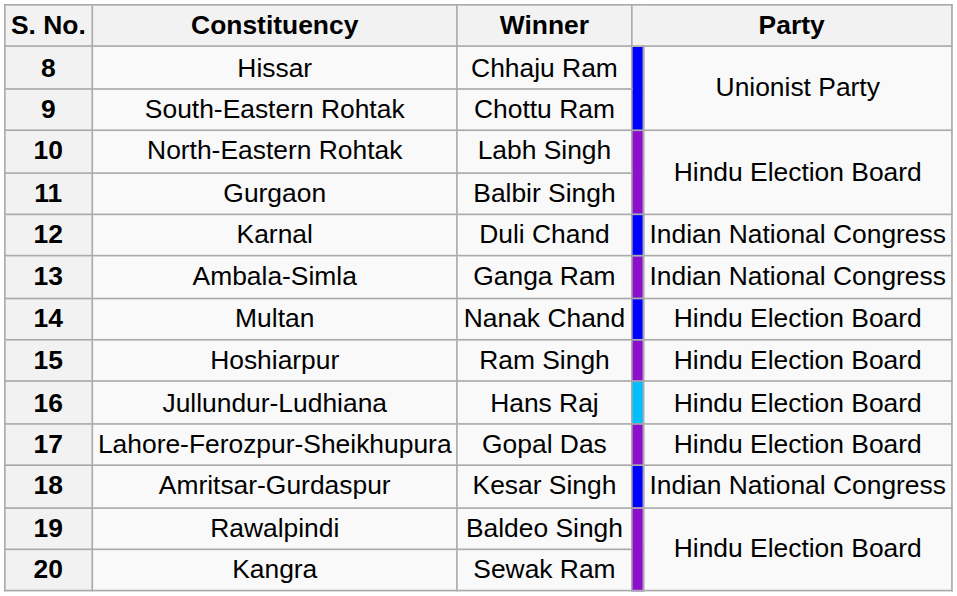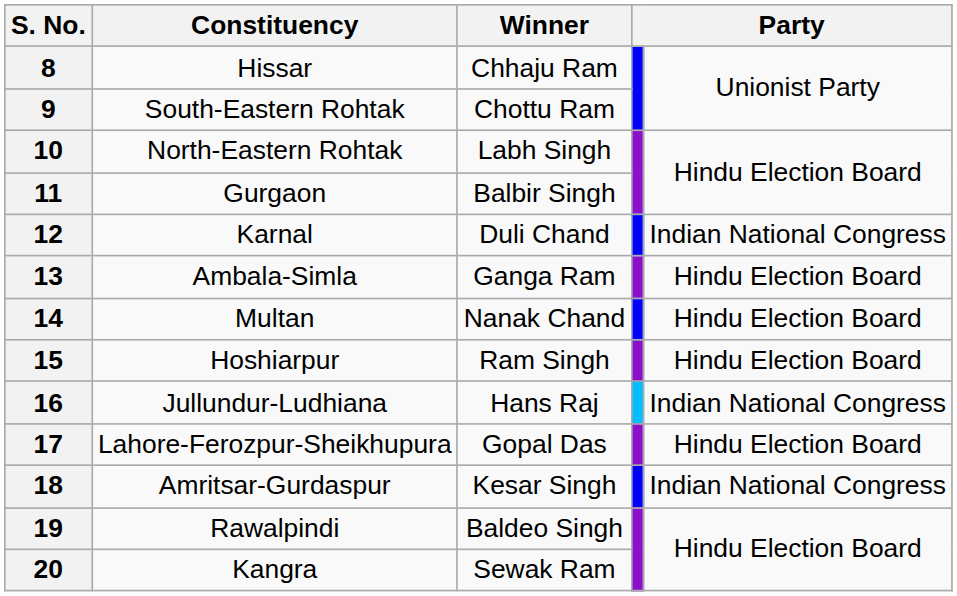(798, 276) Indian National Congress -> (798, 276) Hindu Election Board
(798, 402) Hindu Election Board -> (798, 402) Indian National Congress
